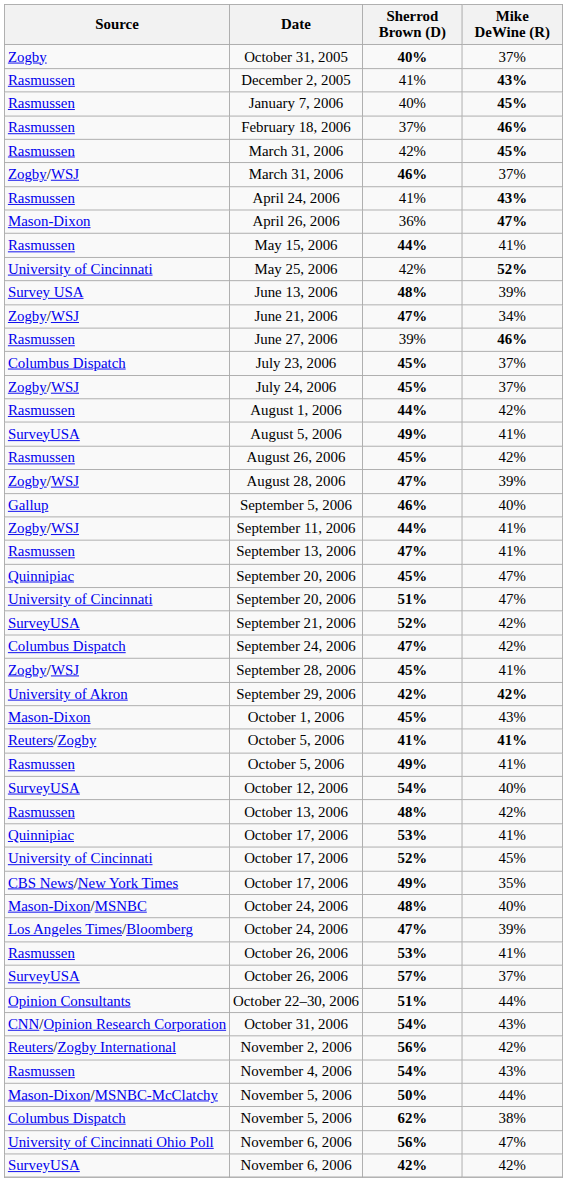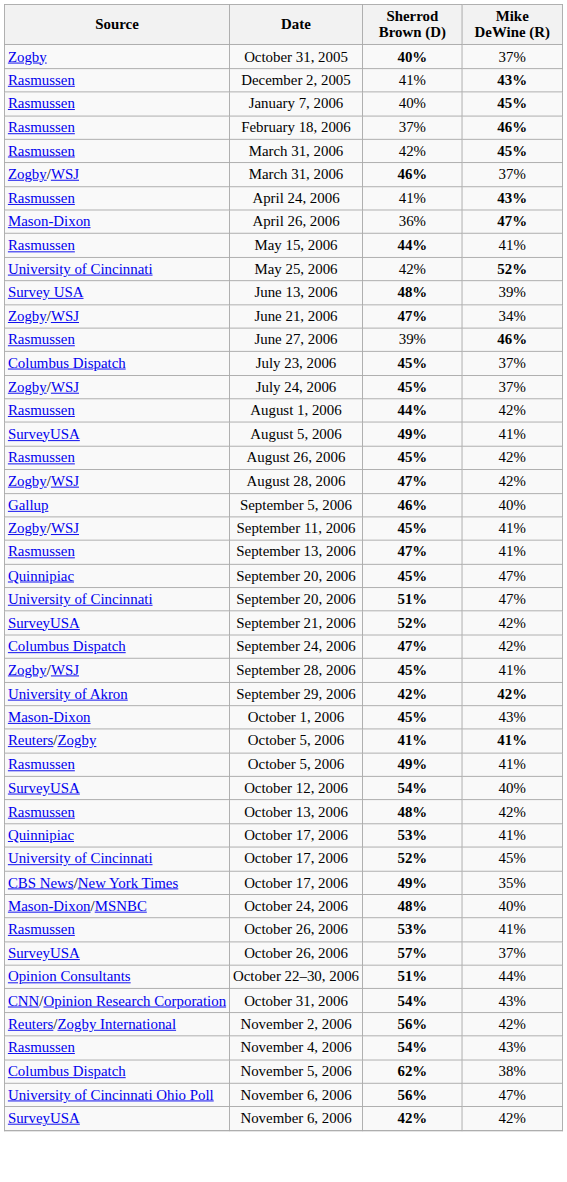(512, 481) 39% -> (512, 481) 42%
(412, 528) 44% -> (412, 528) 45%
- row: (100, 929)
- row: (113, 1094)
